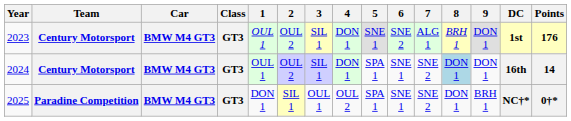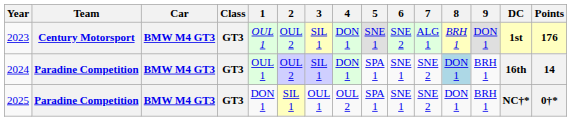(86, 68) Century Motorsport -> (86, 68) Paradine Competition
(485, 68) DON 1 -> (485, 68) BRH 1
